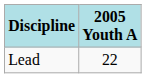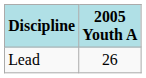(110, 60) 22 -> (110, 60) 26
